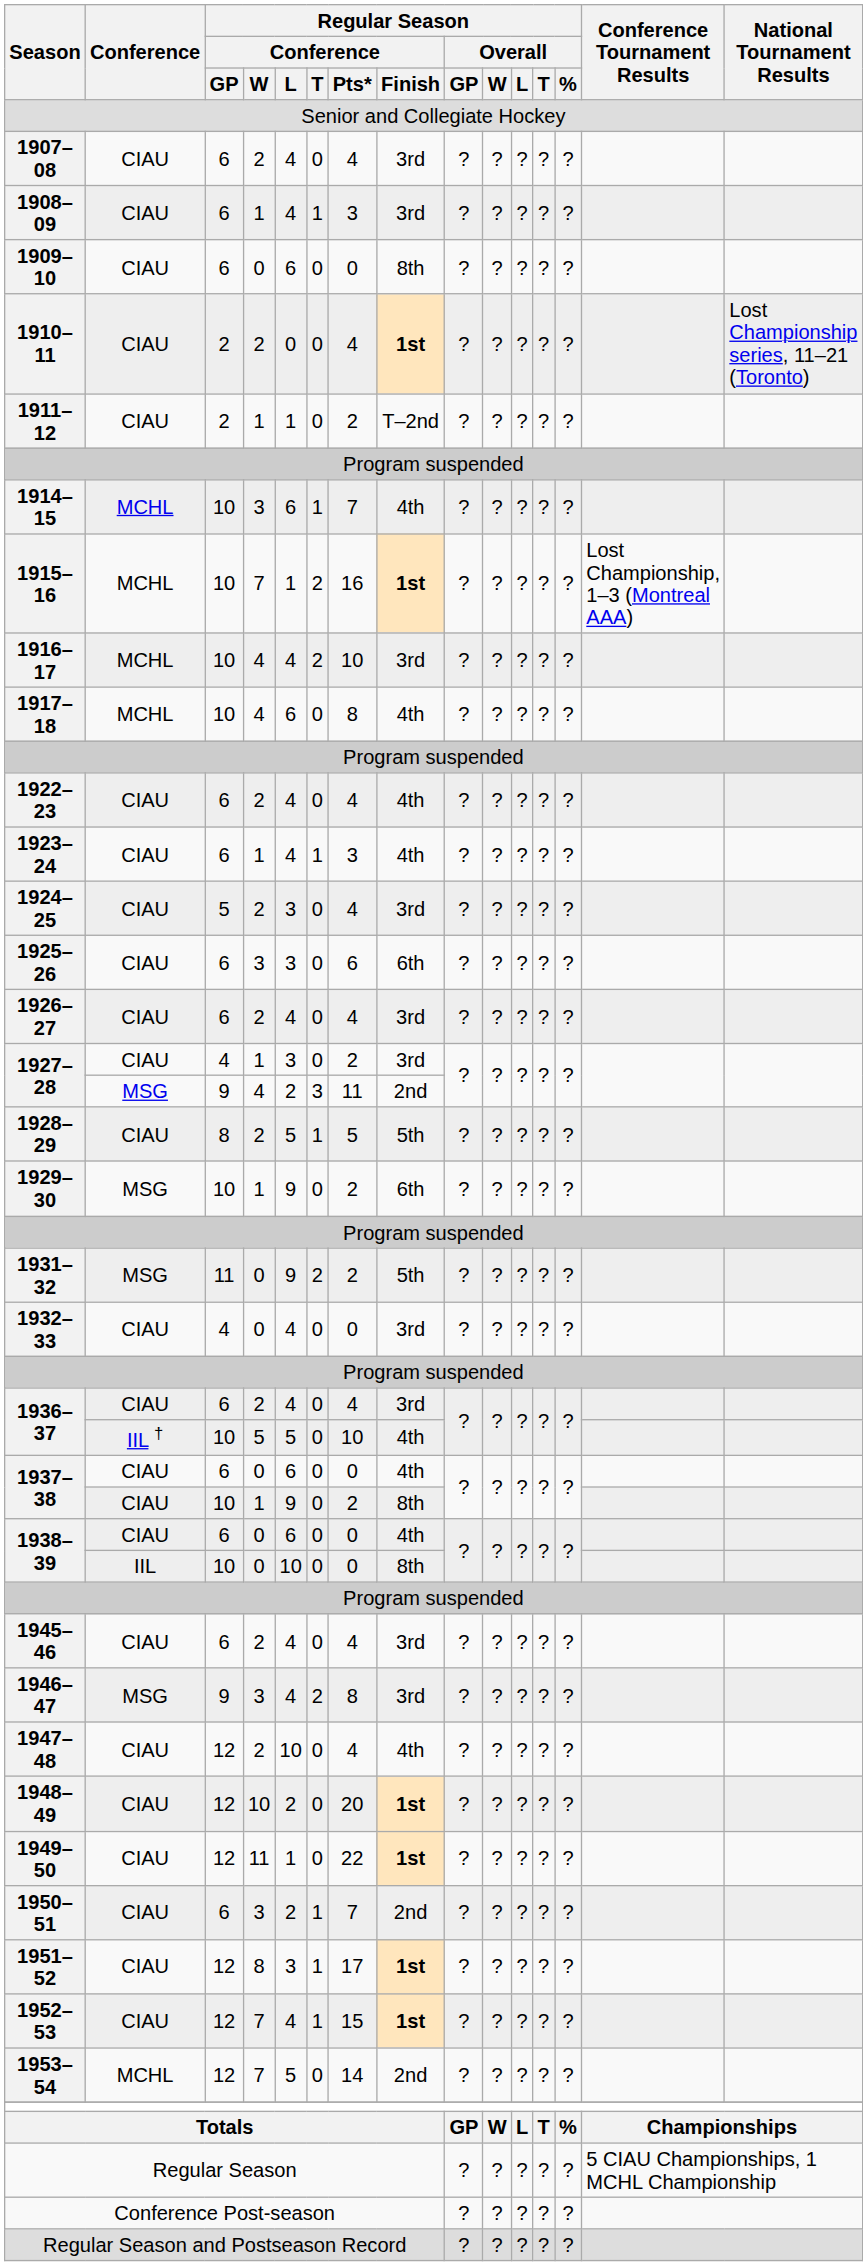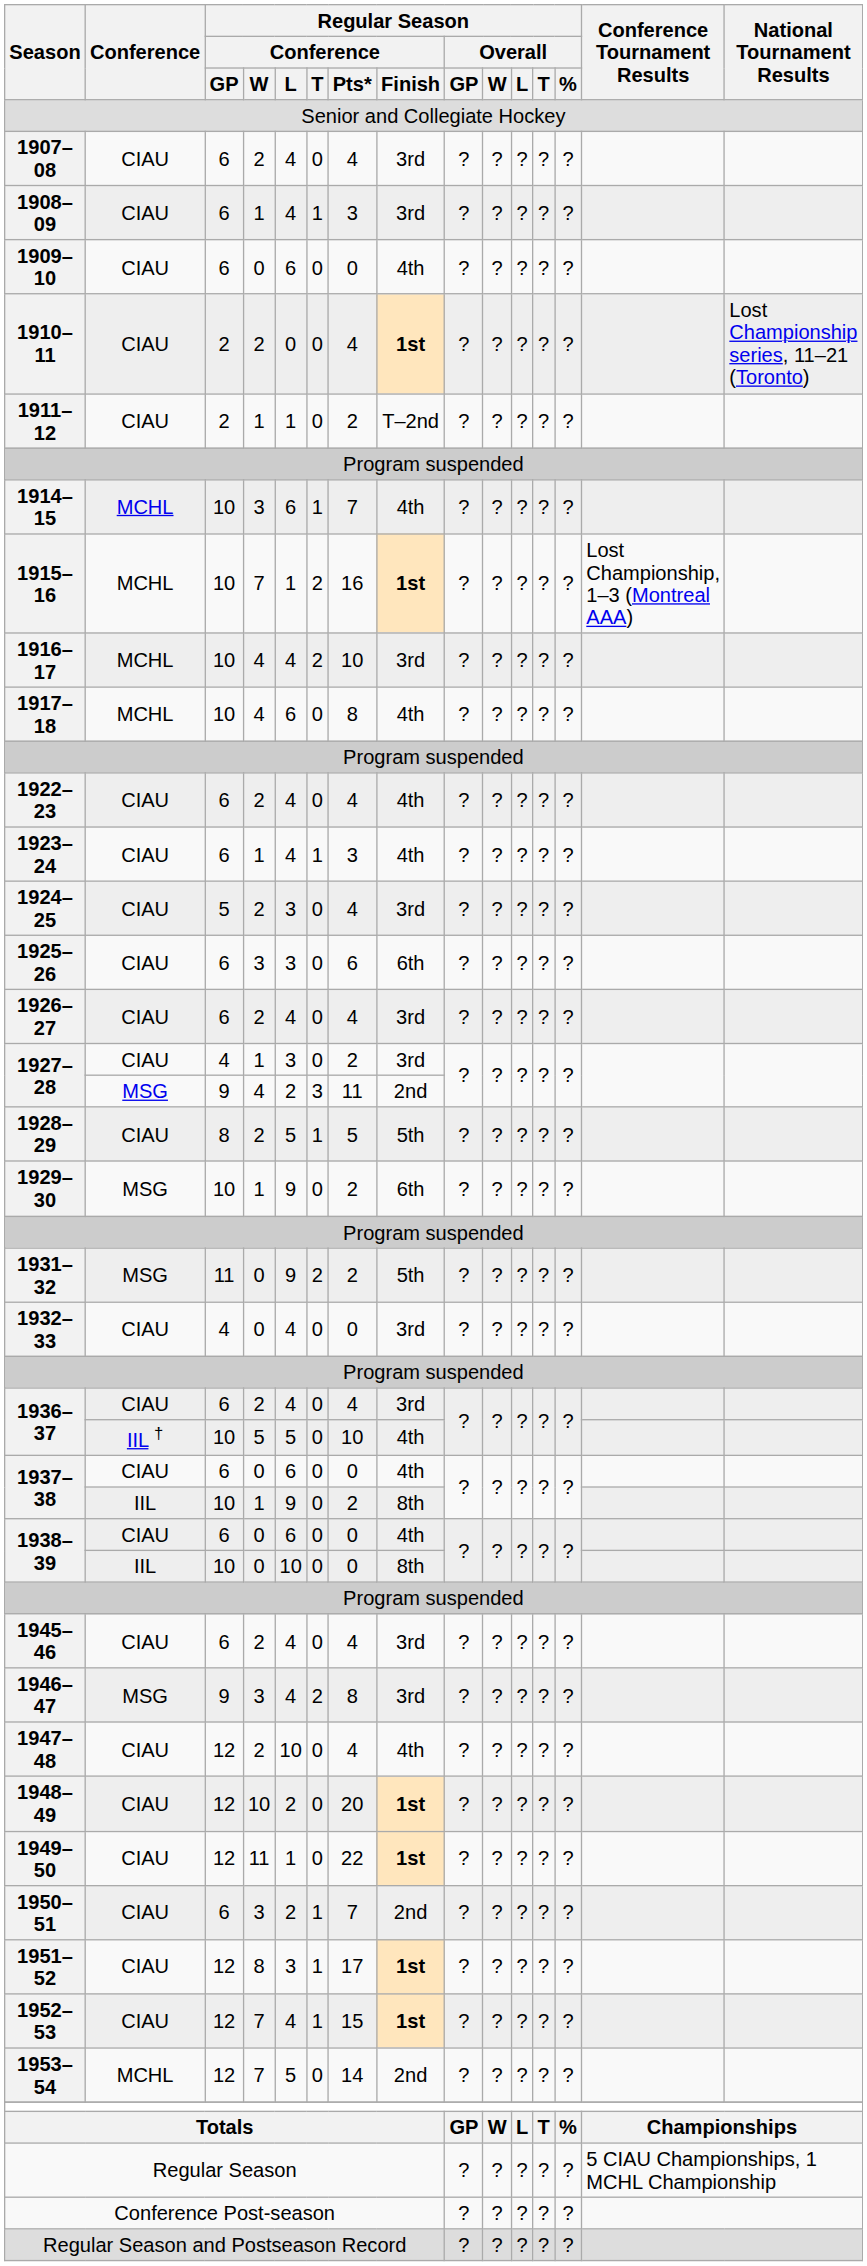(411, 267) 8th -> (411, 267) 4th
(145, 1503) CIAU -> (145, 1503) IIL
